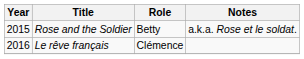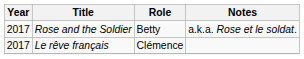(18, 29) 2015 -> (18, 29) 2017
(18, 45) 2016 -> (18, 45) 2017
